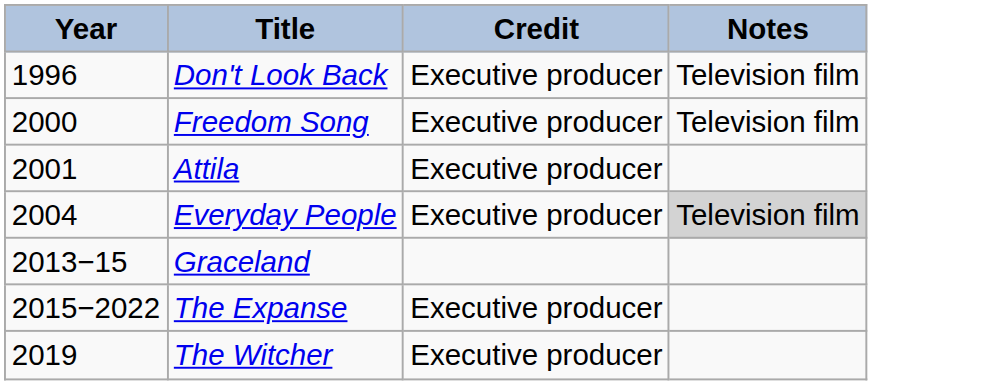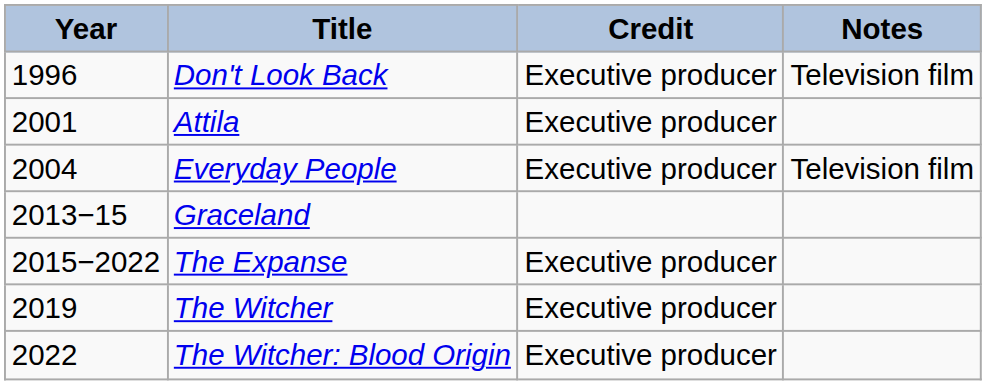- row: (271, 122)
(768, 215) lightgrey background -> (882, 169) no background
+ row: (342, 355)
